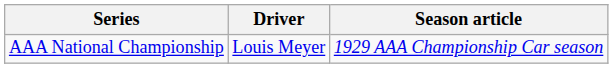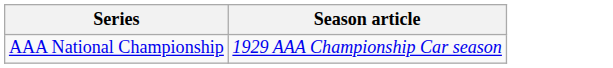- column: (279, 19)
